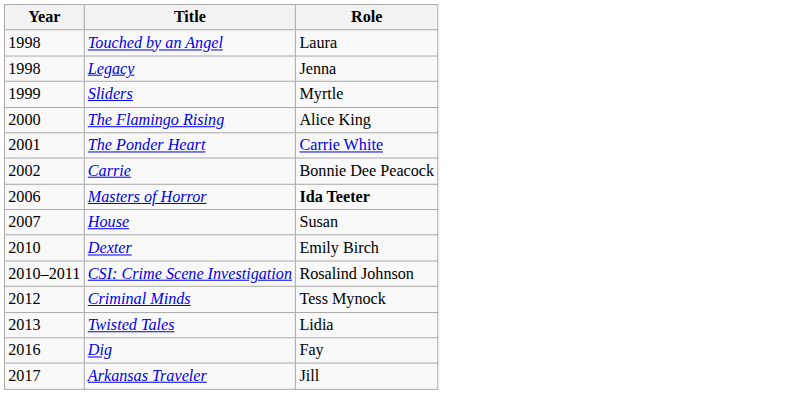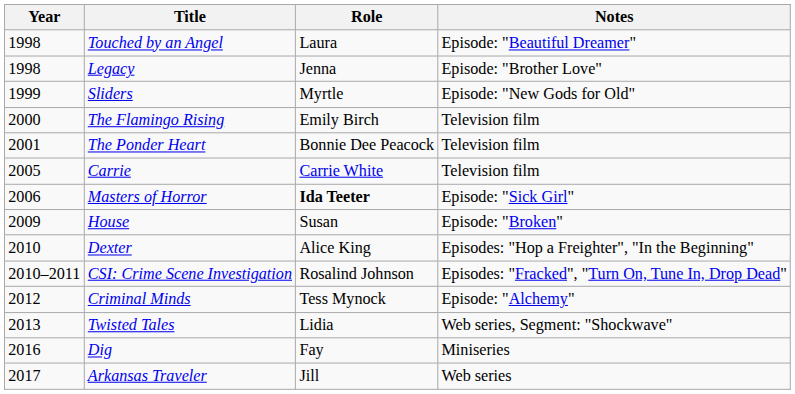+ column: (614, 17)
(335, 119) Alice King -> (339, 119) Emily Birch
(341, 145) Carrie White -> (367, 145) Bonnie Dee Peacock
(24, 171) 2002 -> (24, 171) 2005
(367, 171) Bonnie Dee Peacock -> (341, 171) Carrie White
(24, 222) 2007 -> (24, 222) 2009
(339, 247) Emily Birch -> (335, 247) Alice King
